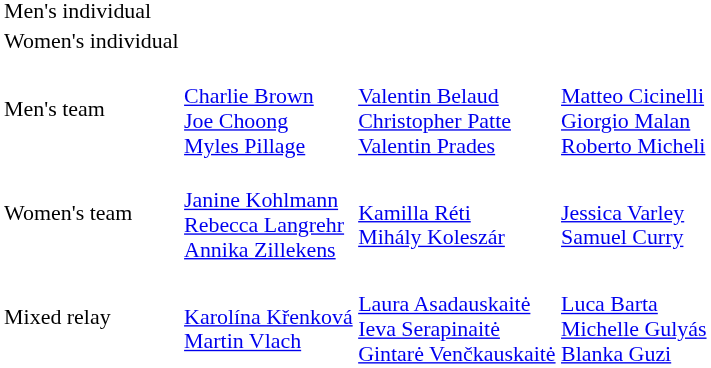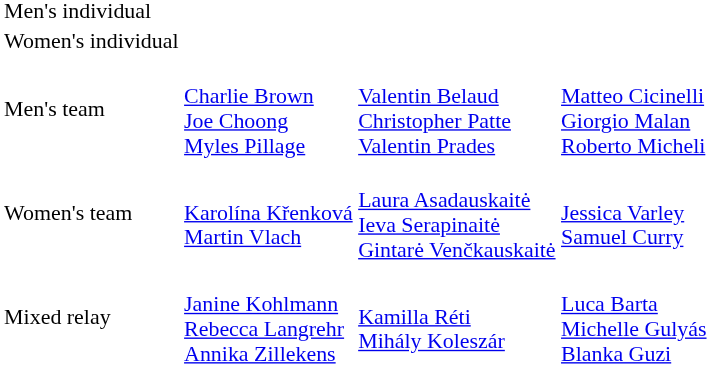(264, 224) Janine Kohlmann Rebecca Langrehr Annika Zillekens -> (268, 224) Karolína Křenková Martin Vlach
(431, 224) Kamilla Réti Mihály Koleszár -> (457, 224) Laura Asadauskaitė Ieva Serapinaitė Gintarė Venčkauskaitė
(268, 329) Karolína Křenková Martin Vlach -> (264, 329) Janine Kohlmann Rebecca Langrehr Annika Zillekens
(457, 329) Laura Asadauskaitė Ieva Serapinaitė Gintarė Venčkauskaitė -> (431, 329) Kamilla Réti Mihály Koleszár
